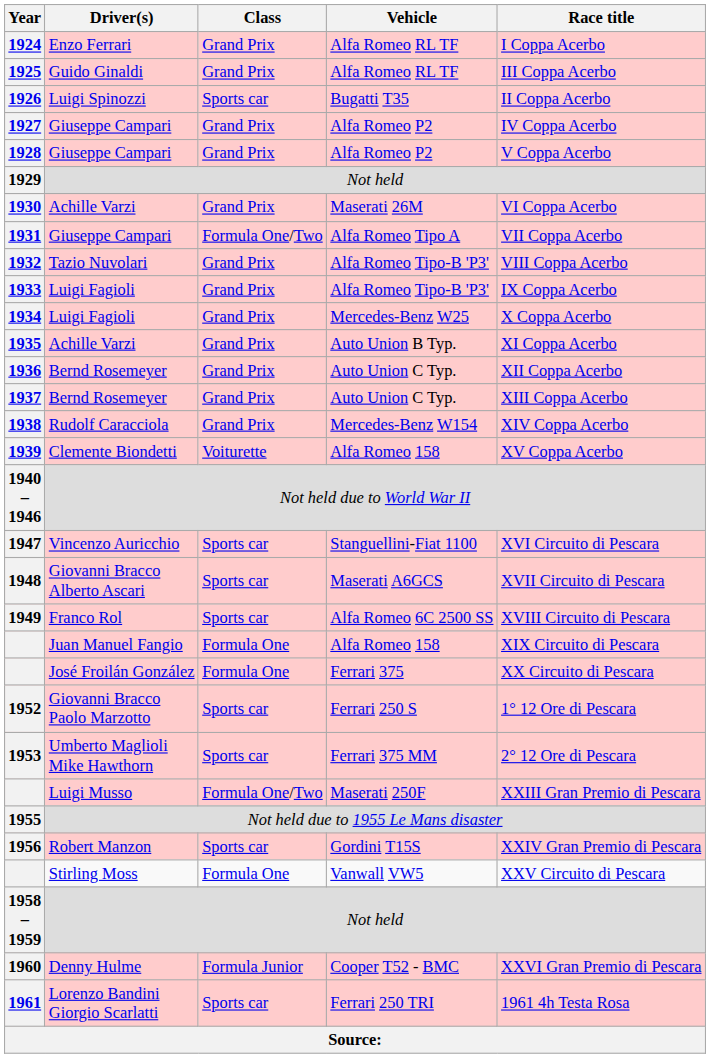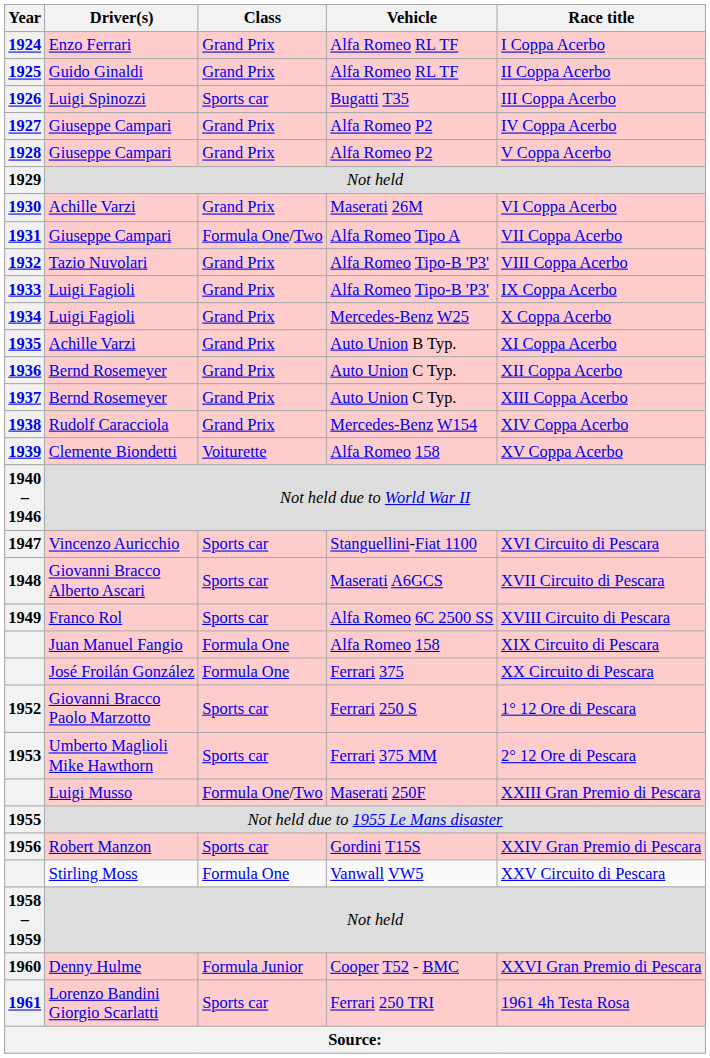(558, 72) III Coppa Acerbo -> (556, 72) II Coppa Acerbo
(556, 99) II Coppa Acerbo -> (558, 99) III Coppa Acerbo
